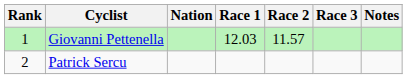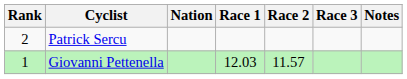rows swapped: (106, 39) <-> (88, 62)
